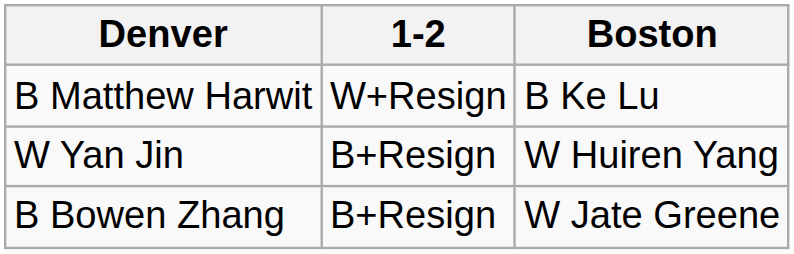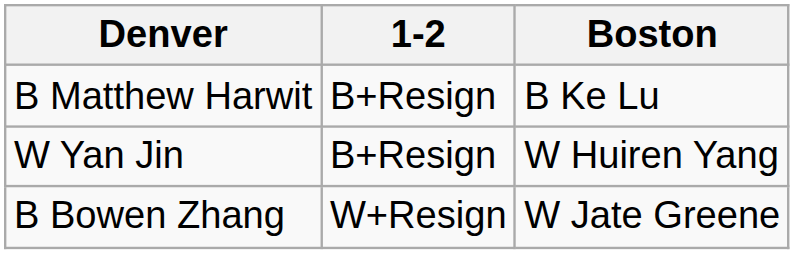(418, 95) W+Resign -> (413, 95) B+Resign
(413, 215) B+Resign -> (418, 215) W+Resign
